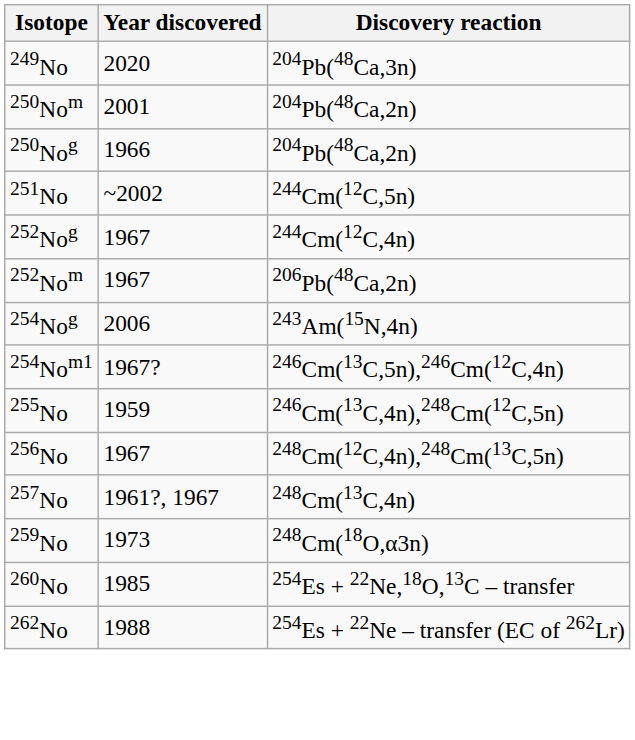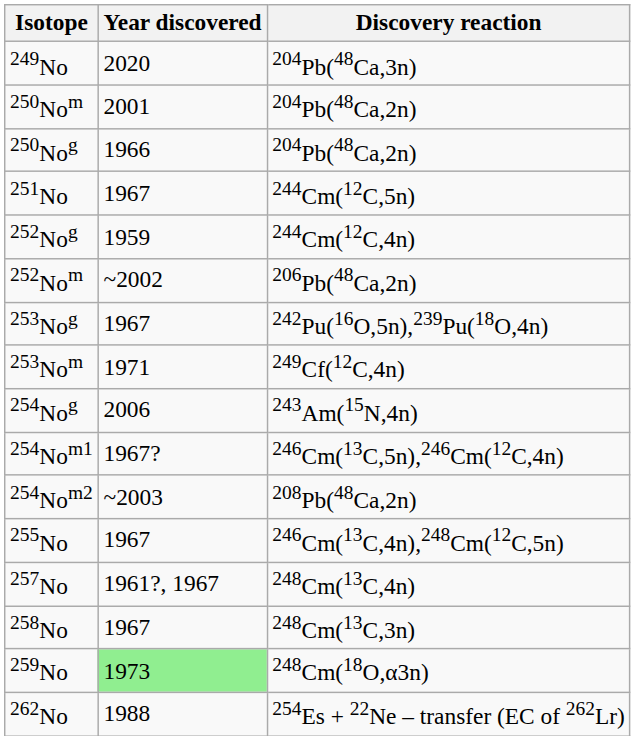(133, 193) ~2002 -> (127, 193) 1967
(127, 236) 1967 -> (127, 236) 1959
(127, 280) 1967 -> (133, 280) ~2002
+ row: (44, 323)
+ row: (47, 366)
+ row: (51, 496)
(127, 410) 1959 -> (127, 540) 1967
- row: (39, 453)
+ row: (39, 626)
(127, 540) no background -> (127, 670) lightgreen background
- row: (39, 583)
